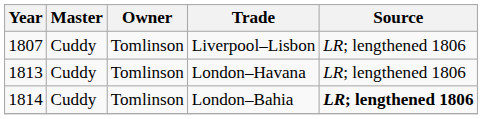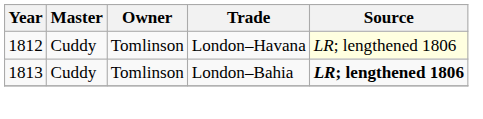- row: (253, 45)
(26, 72) 1813 -> (26, 45) 1812
(395, 72) no background -> (385, 45) lightyellow background
(26, 99) 1814 -> (26, 72) 1813
